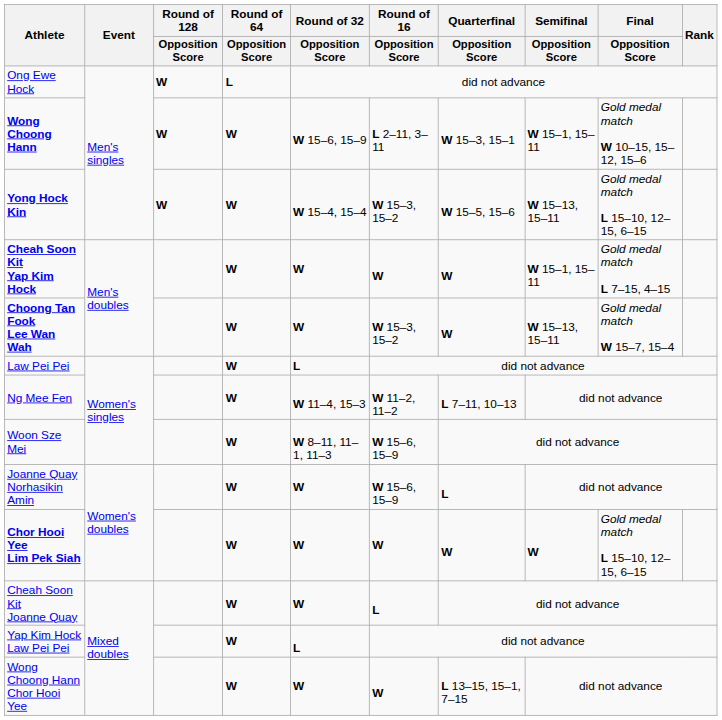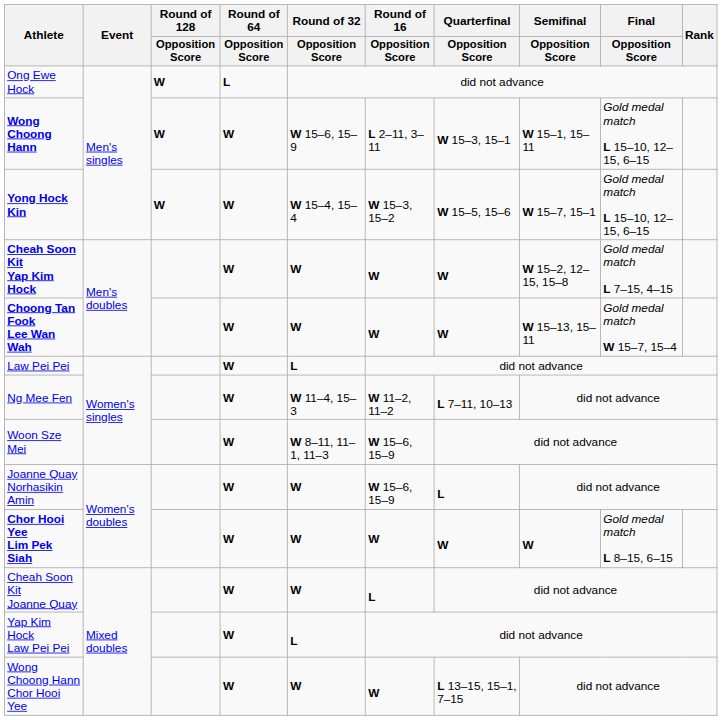(637, 134) Gold medal match W 10–15, 15–12, 15–6 -> (638, 134) Gold medal match L 15–10, 12–15, 6–15
(553, 212) W 15–13, 15–11 -> (559, 212) W 15–7, 15–1
(561, 276) W 15–1, 15–11 -> (556, 276) W 15–2, 12–15, 15–8
(394, 334) W 15–3, 15–2 -> (374, 334) W
(636, 545) Gold medal match L 15–10, 12–15, 6–15 -> (638, 539) Gold medal match L 8–15, 6–15
